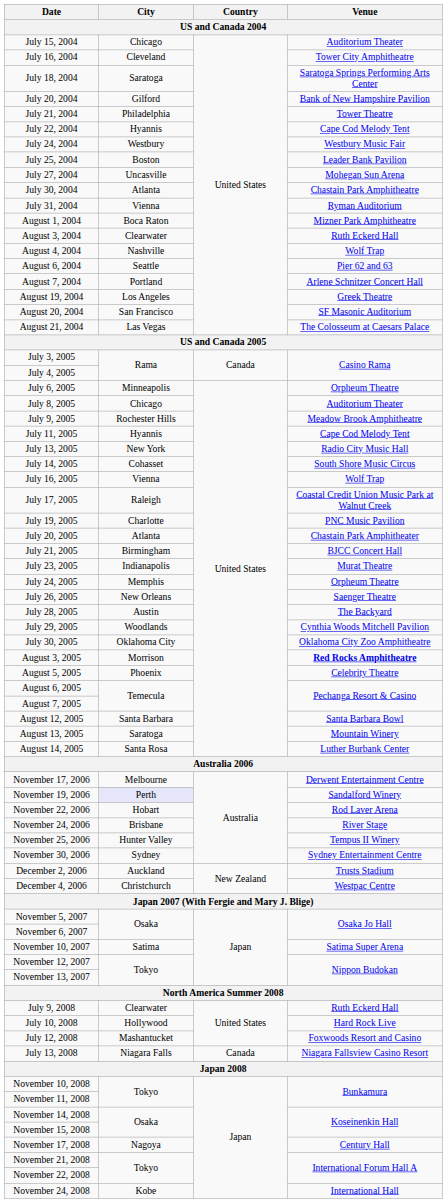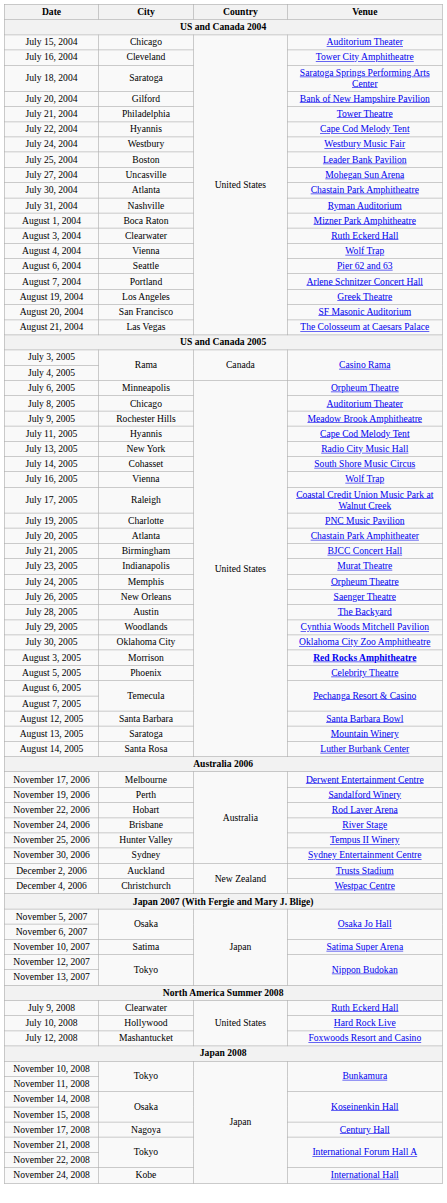(146, 205) Vienna -> (146, 205) Nashville
(146, 251) Nashville -> (146, 251) Vienna
(146, 794) lavender background -> (146, 794) no background
- row: (52, 1053)
